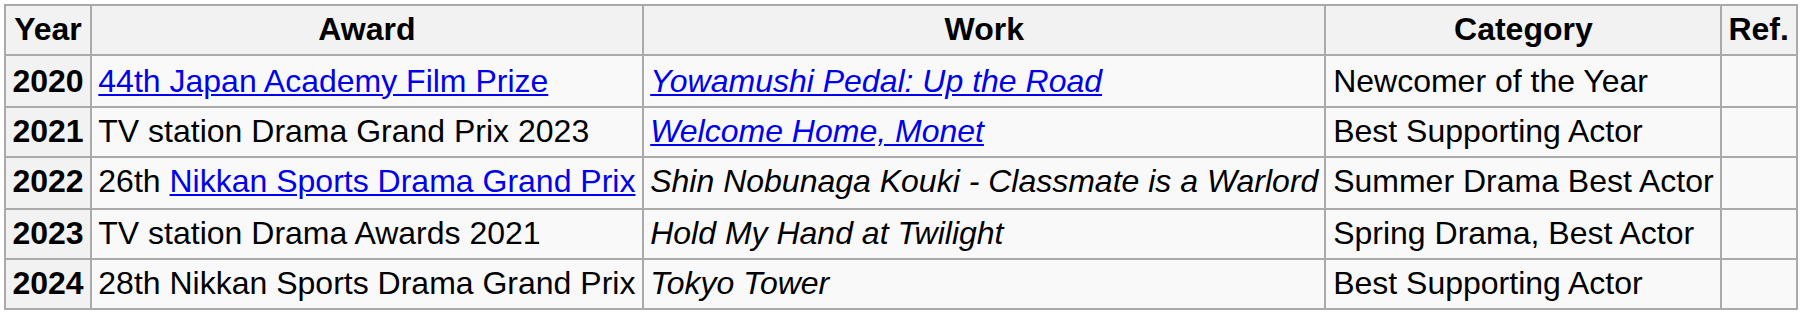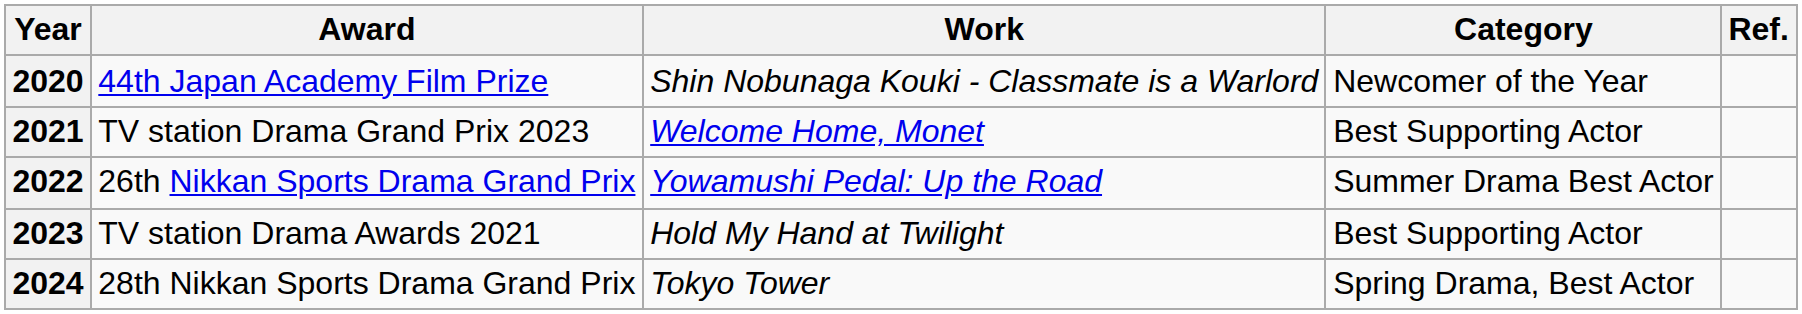(876, 80) Yowamushi Pedal: Up the Road -> (984, 80) Shin Nobunaga Kouki - Classmate is a Warlord
(984, 182) Shin Nobunaga Kouki - Classmate is a Warlord -> (876, 182) Yowamushi Pedal: Up the Road
(1514, 232) Spring Drama, Best Actor -> (1488, 232) Best Supporting Actor
(1488, 283) Best Supporting Actor -> (1514, 283) Spring Drama, Best Actor
